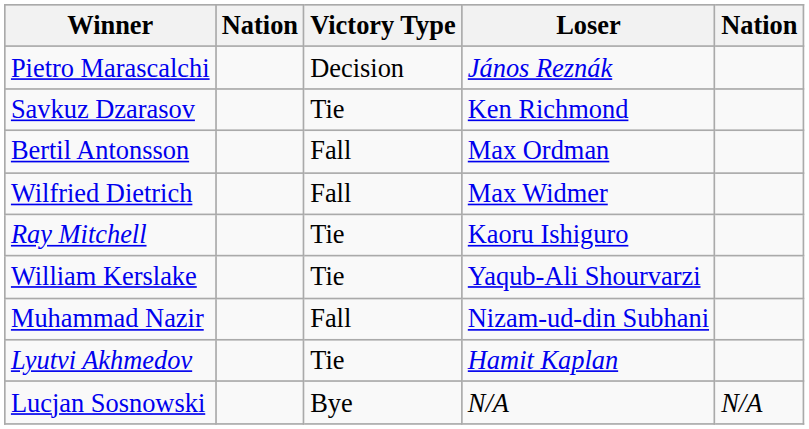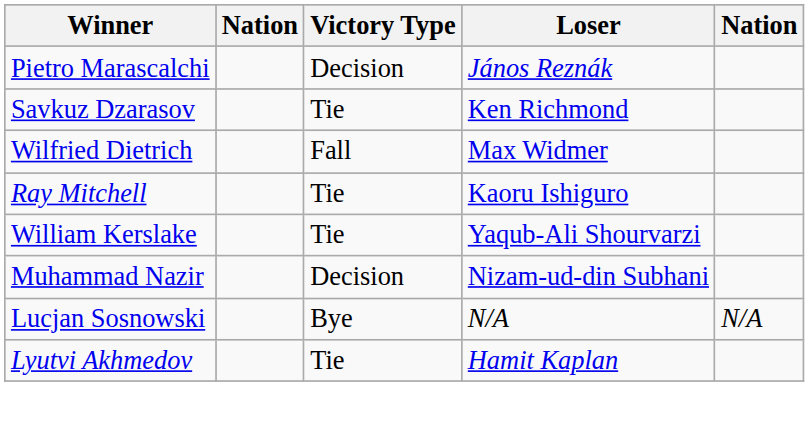- row: (100, 151)
(331, 318) Fall -> (357, 276) Decision
rows swapped: (102, 360) <-> (108, 402)
